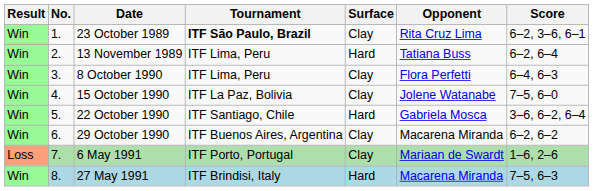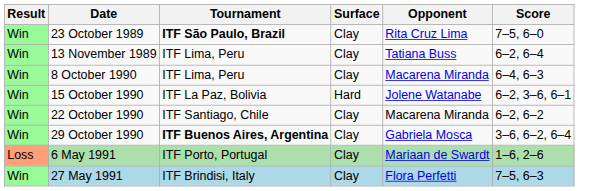- column: (61, 14)
(548, 34) 6–2, 3–6, 6–1 -> (519, 34) 7–5, 6–0
(362, 54) Hard -> (346, 54) Clay
(435, 74) Flora Perfetti -> (437, 74) Macarena Miranda
(361, 94) Clay -> (347, 94) Hard
(534, 94) 7–5, 6–0 -> (533, 94) 6–2, 3–6, 6–1
(362, 114) Hard -> (346, 114) Clay
(443, 114) Gabriela Mosca -> (437, 114) Macarena Miranda
(548, 114) 3–6, 6–2, 6–4 -> (519, 114) 6–2, 6–2
(265, 134) normal -> (245, 134) bold
(451, 134) Macarena Miranda -> (429, 134) Gabriela Mosca
(534, 134) 6–2, 6–2 -> (533, 134) 3–6, 6–2, 6–4
(362, 175) Hard -> (346, 175) Clay
(451, 175) Macarena Miranda -> (421, 175) Flora Perfetti
